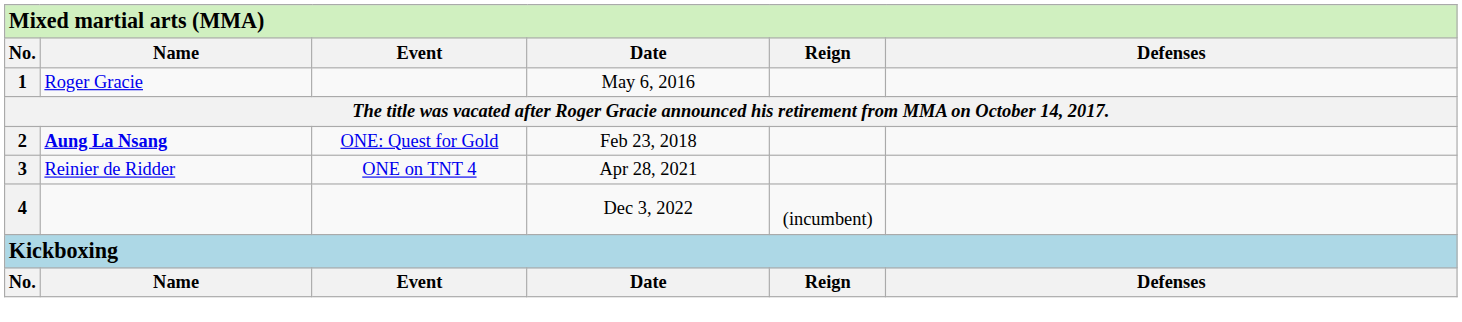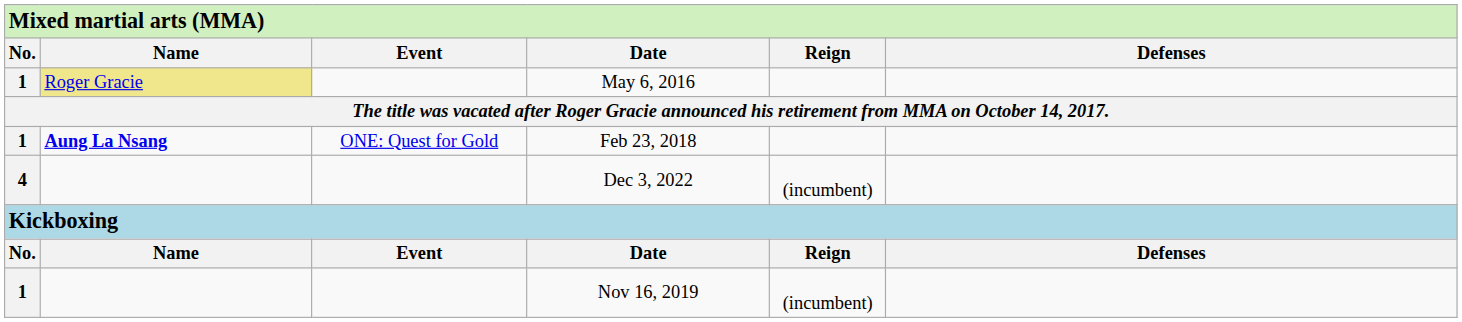(94, 82) no background -> (94, 82) khaki background
(22, 140) 2 -> (22, 140) 1
- row: (648, 169)
+ row: (648, 292)
